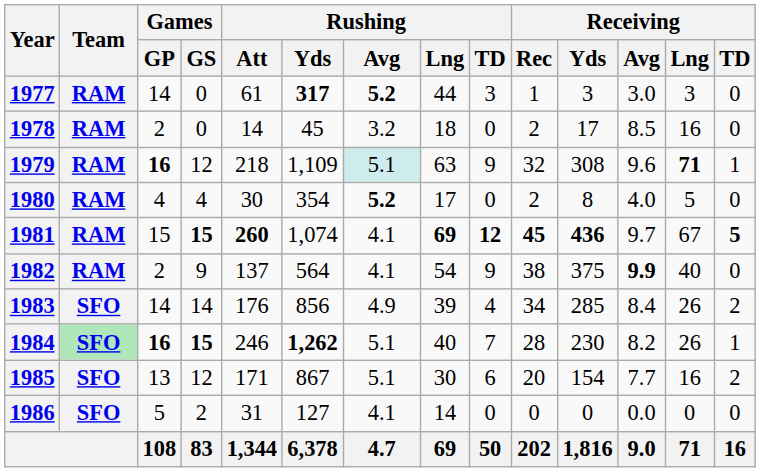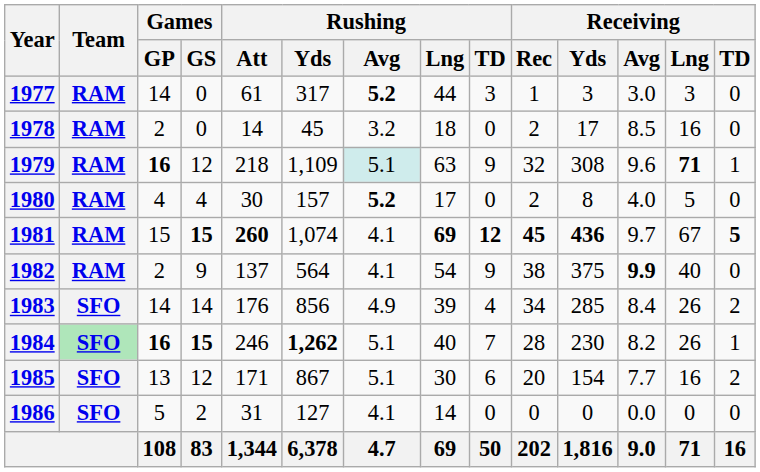(313, 93) bold -> (313, 93) normal
(313, 199) 354 -> (313, 199) 157
